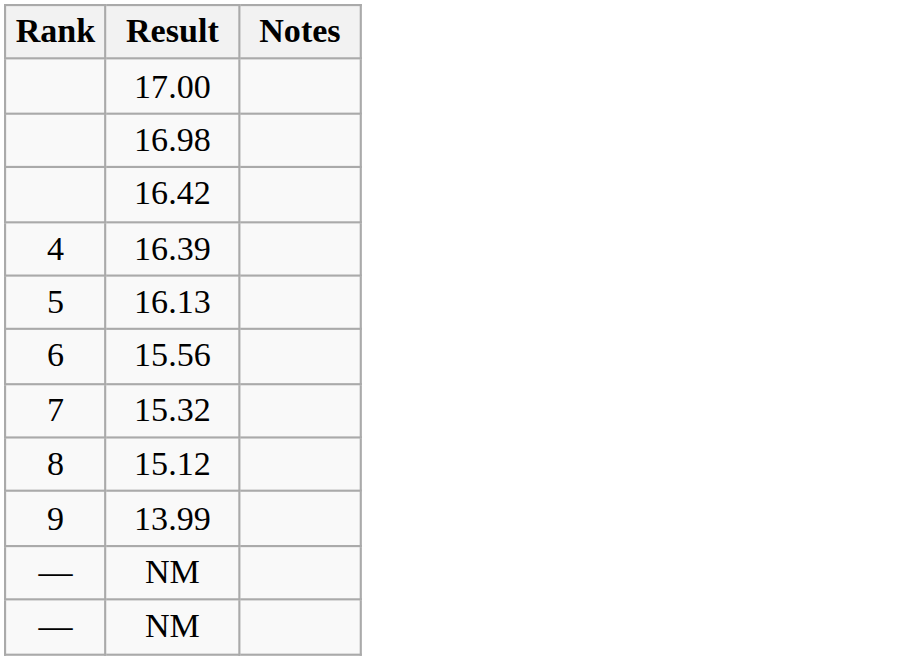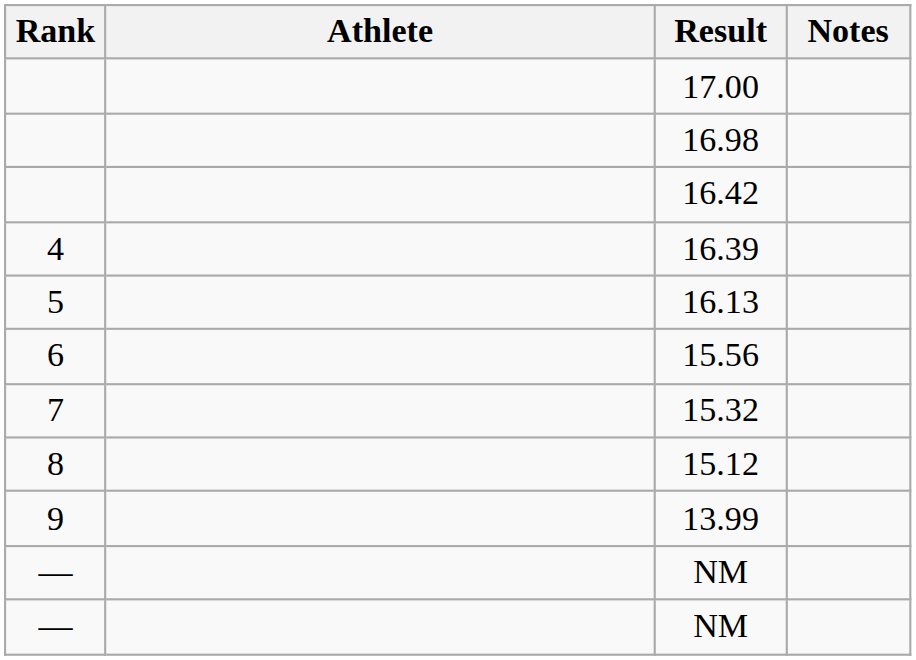+ column: (380, 31)
